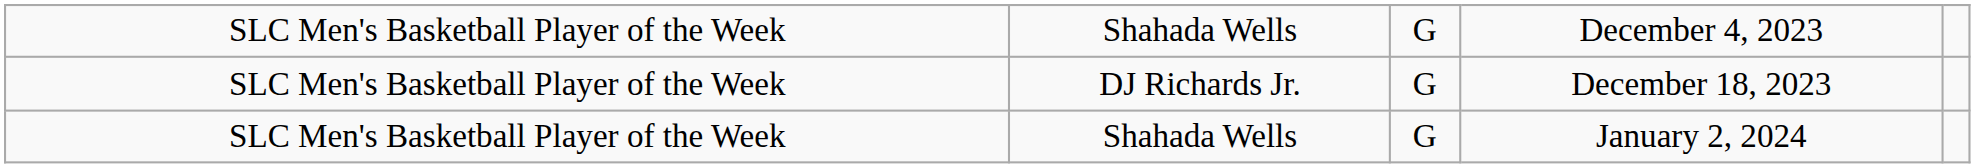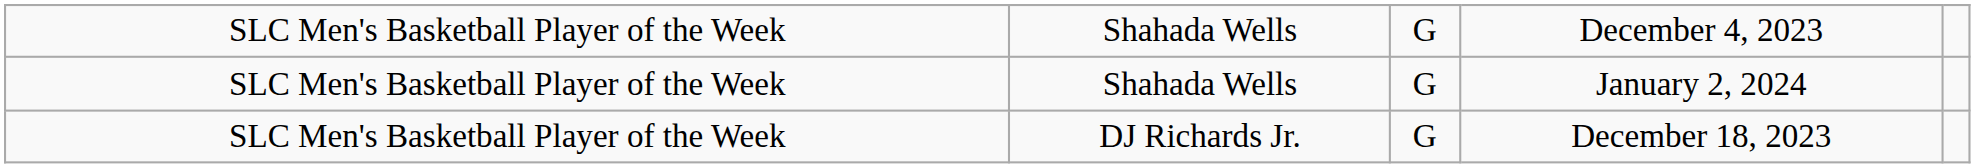rows swapped: (1200, 83) <-> (1200, 135)
